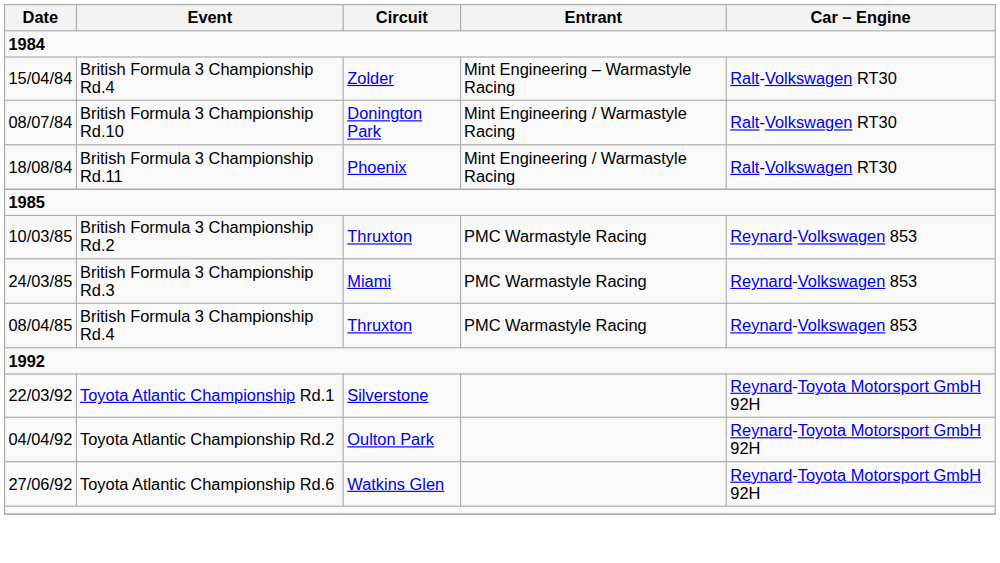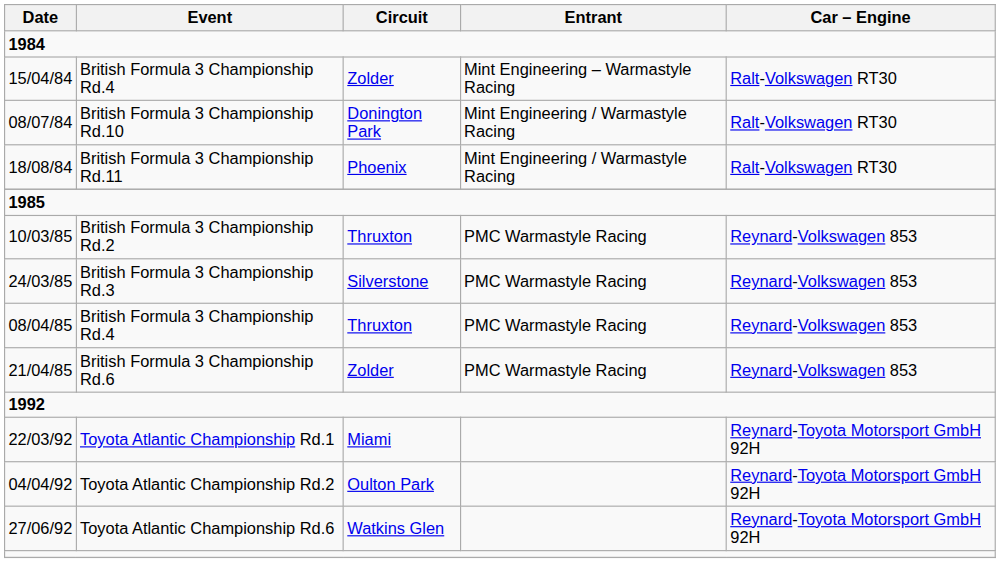(369, 282) Miami -> (388, 282) Silverstone
+ row: (40, 370)
(388, 396) Silverstone -> (369, 440) Miami
